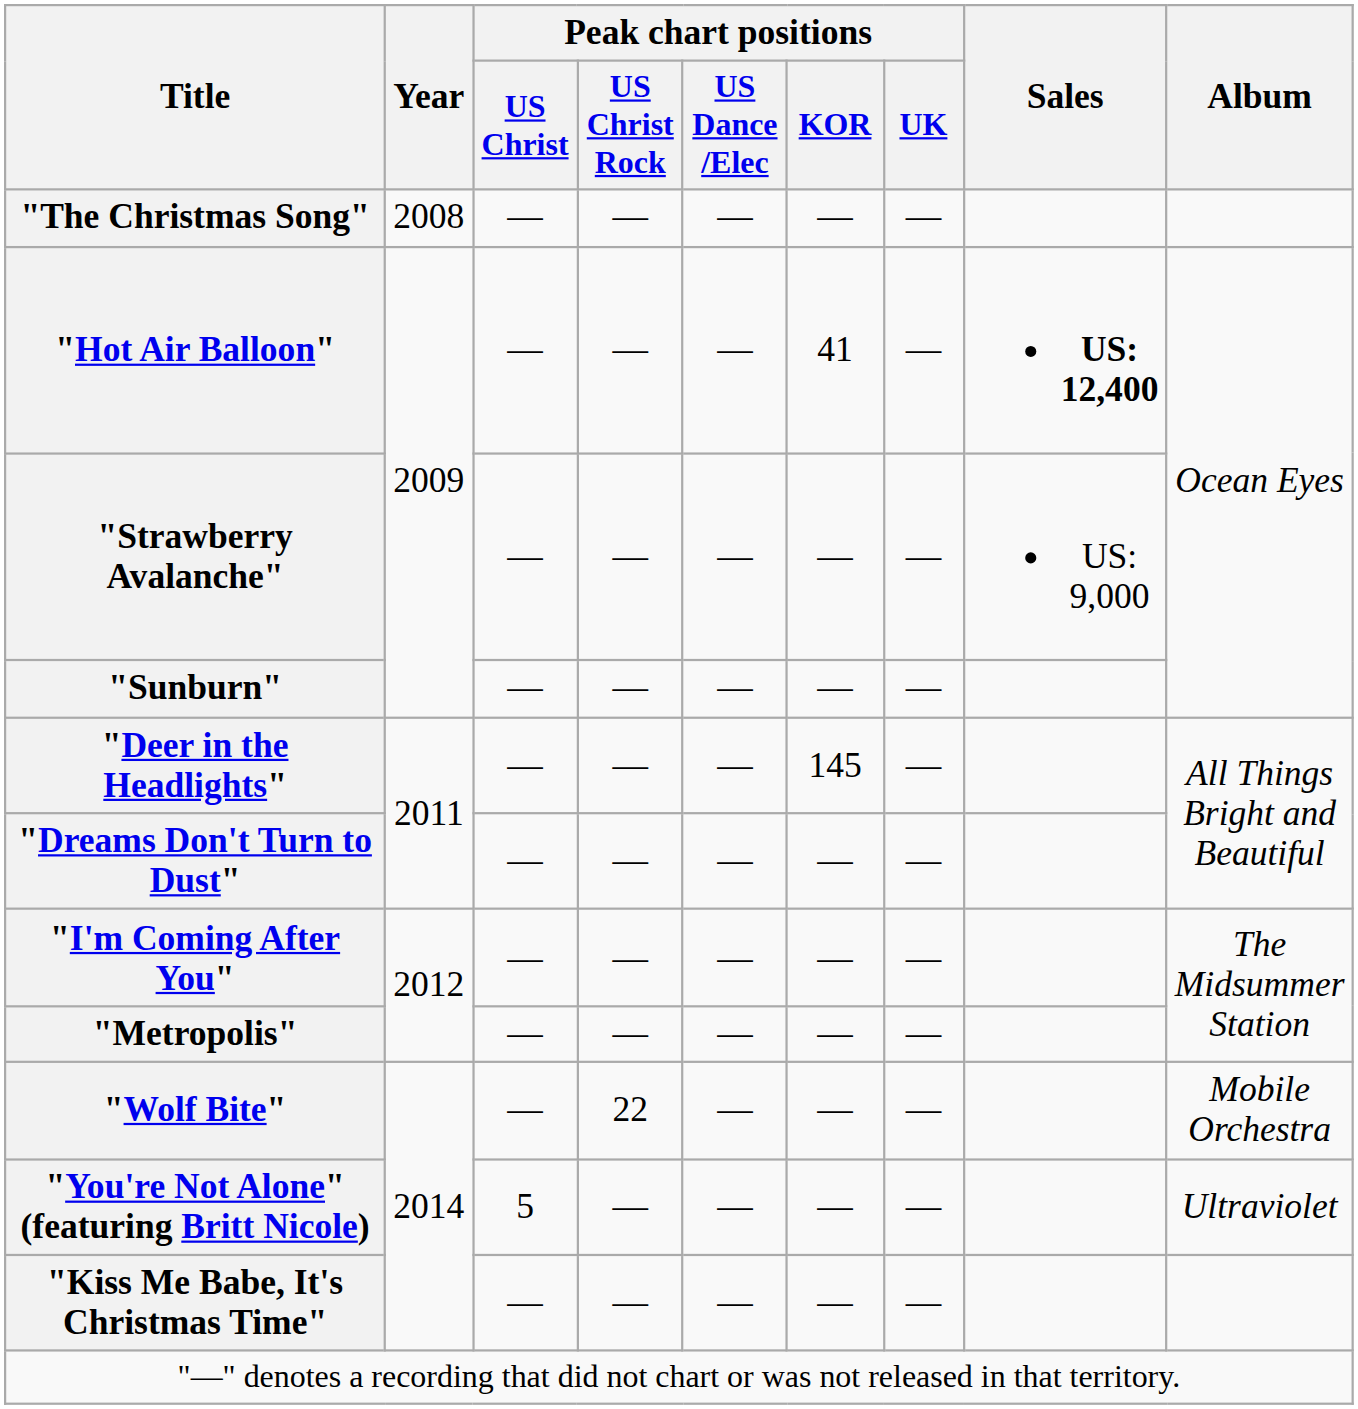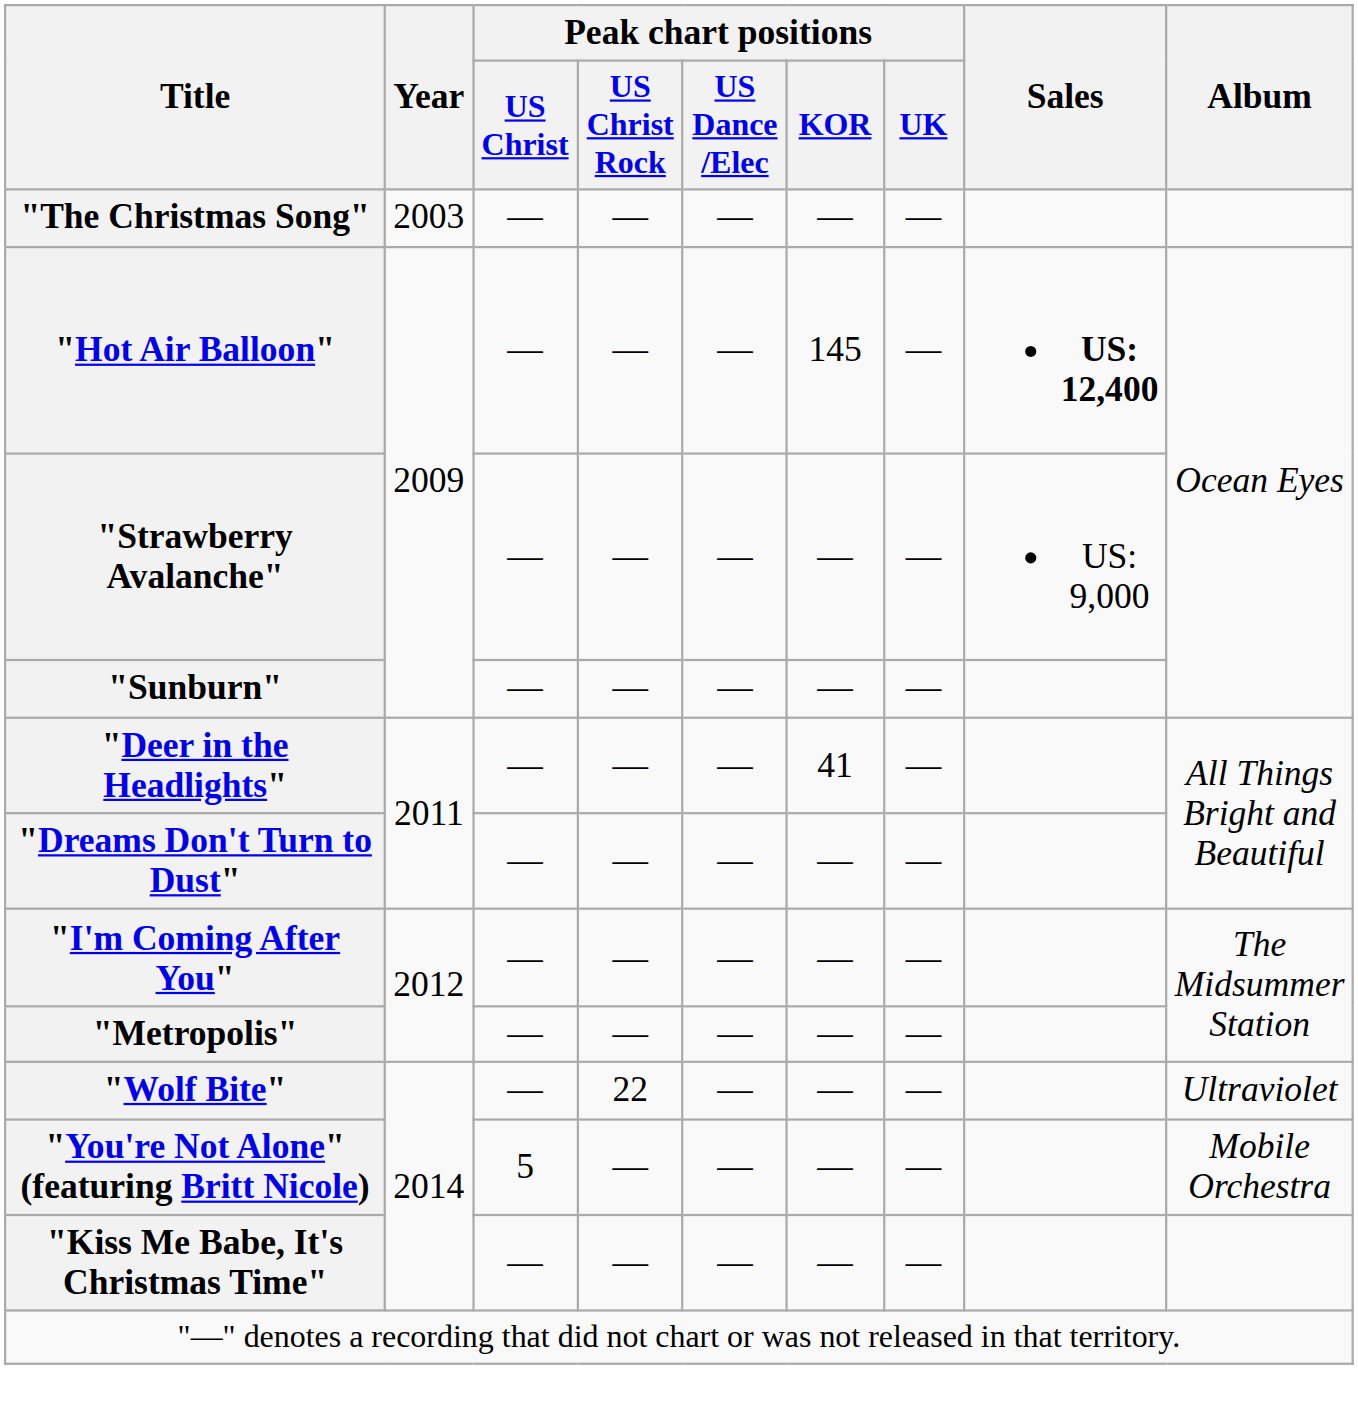(429, 217) 2008 -> (429, 217) 2003
(835, 349) 41 -> (835, 349) 145
(835, 764) 145 -> (835, 764) 41
(1260, 1109) Mobile Orchestra -> (1260, 1089) Ultraviolet
(1260, 1205) Ultraviolet -> (1260, 1165) Mobile Orchestra
